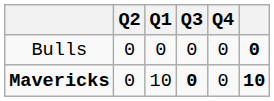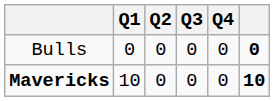columns swapped: (161, 20) <-> (130, 20)
(192, 80) bold -> (192, 80) normal
